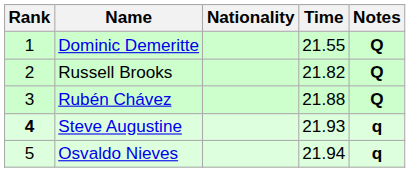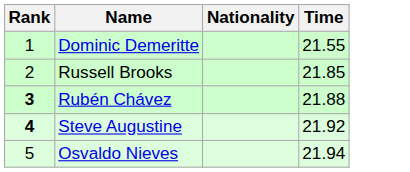- column: (377, 18)
(324, 72) 21.82 -> (324, 72) 21.85
(29, 99) normal -> (29, 99) bold
(324, 126) 21.93 -> (324, 126) 21.92
